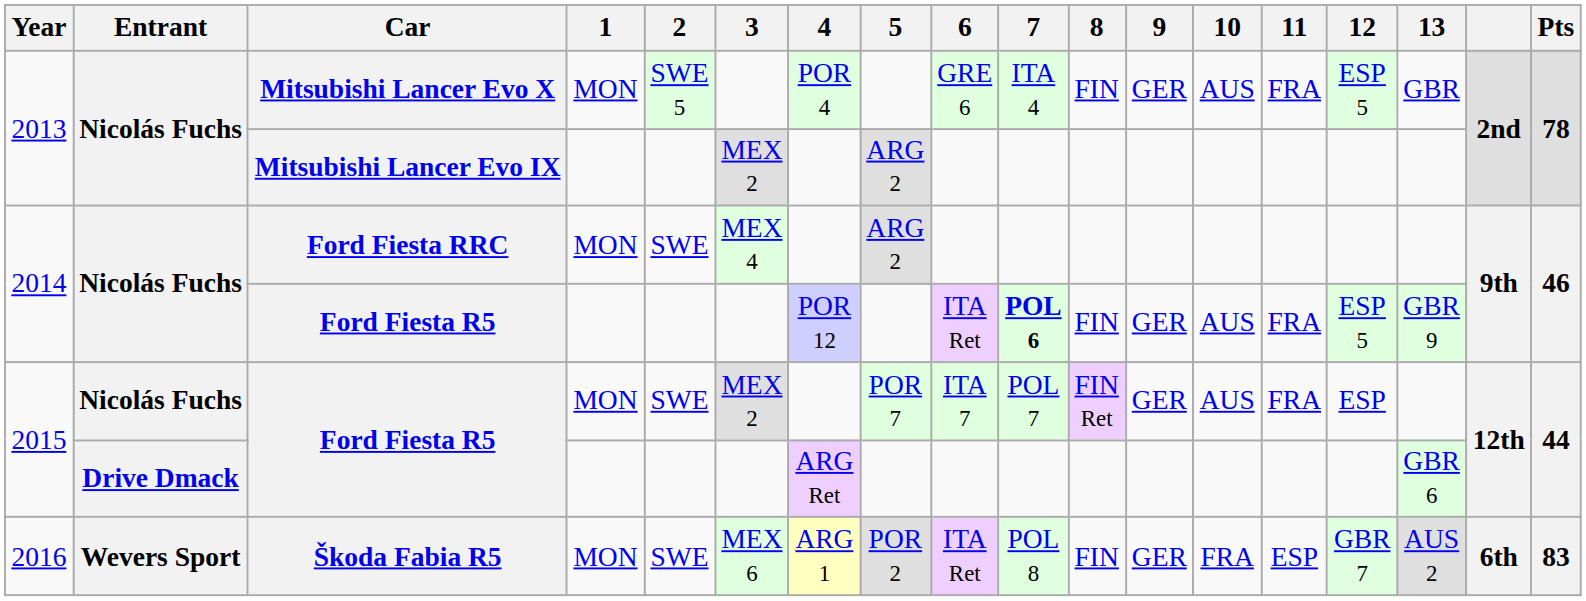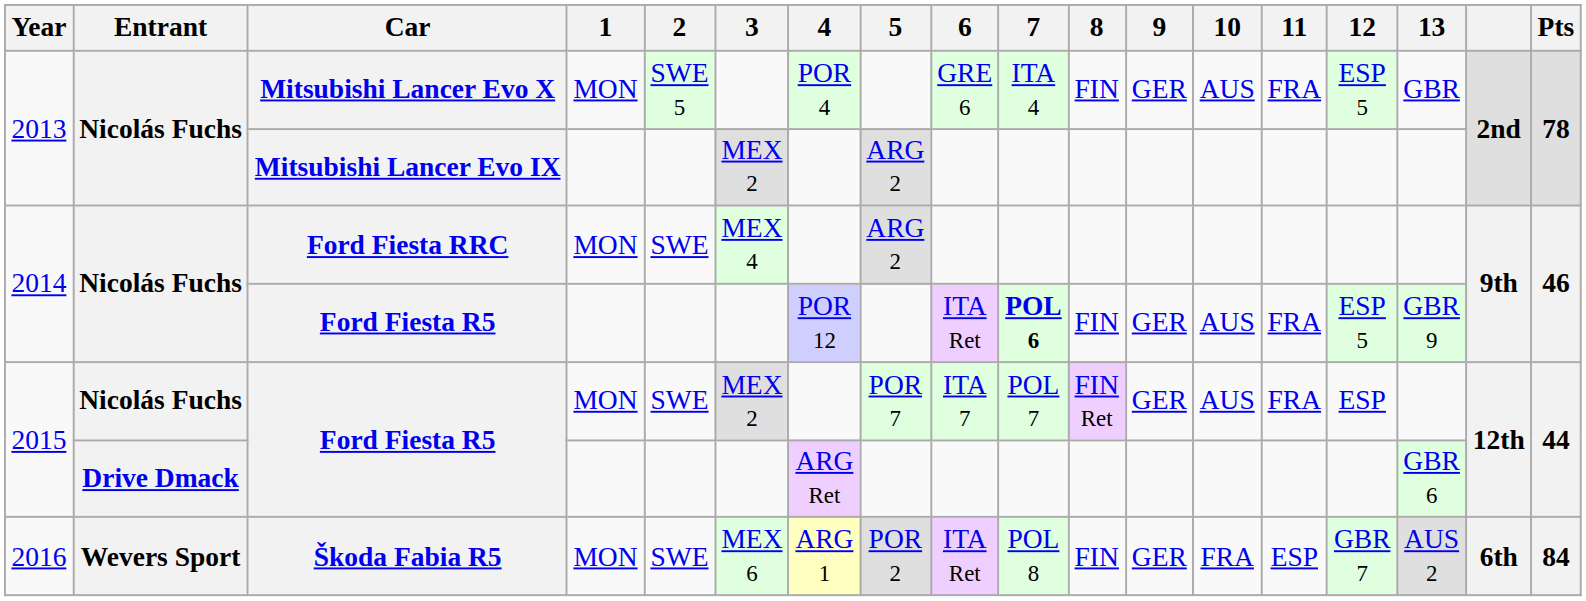(1556, 556) 83 -> (1556, 556) 84
